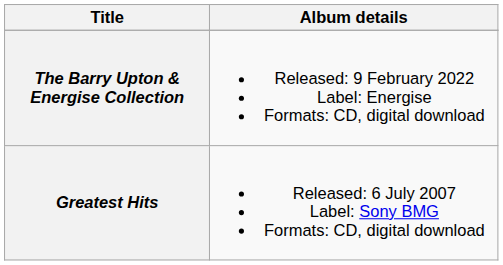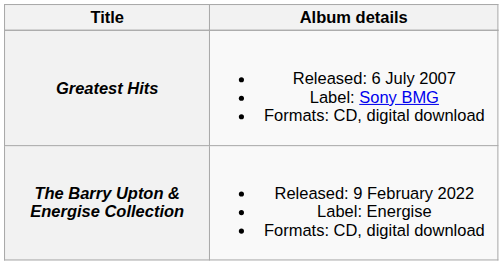rows swapped: (107, 202) <-> (107, 87)
